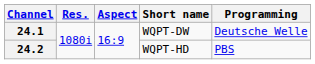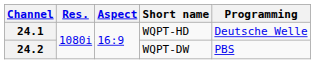(166, 31) WQPT-DW -> (166, 31) WQPT-HD
(166, 49) WQPT-HD -> (166, 49) WQPT-DW
